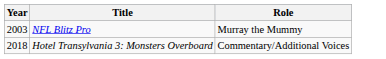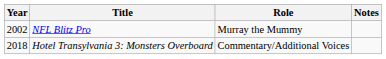+ column: (366, 12)
(17, 29) 2003 -> (17, 29) 2002
